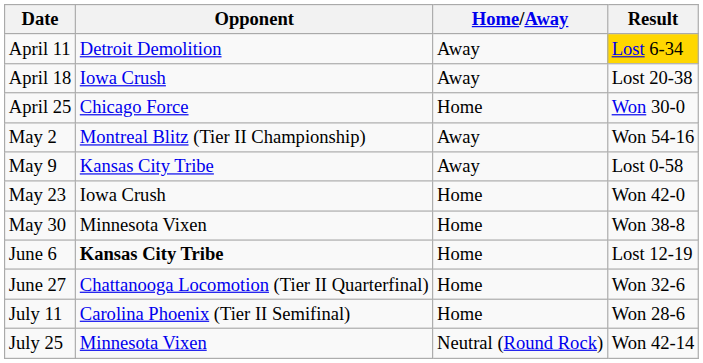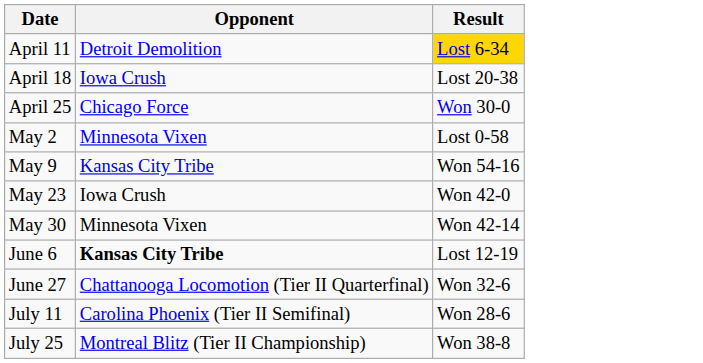- column: (520, 19)
(223, 136) Montreal Blitz (Tier II Championship) -> (143, 136) Minnesota Vixen
(653, 136) Won 54-16 -> (473, 136) Lost 0-58
(647, 166) Lost 0-58 -> (478, 166) Won 54-16
(648, 225) Won 38-8 -> (478, 225) Won 42-14
(143, 343) Minnesota Vixen -> (223, 343) Montreal Blitz (Tier II Championship)
(653, 343) Won 42-14 -> (474, 343) Won 38-8
